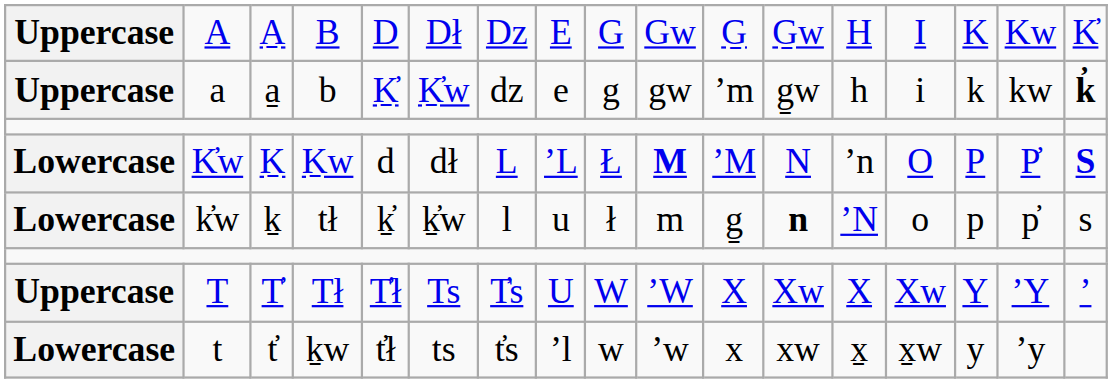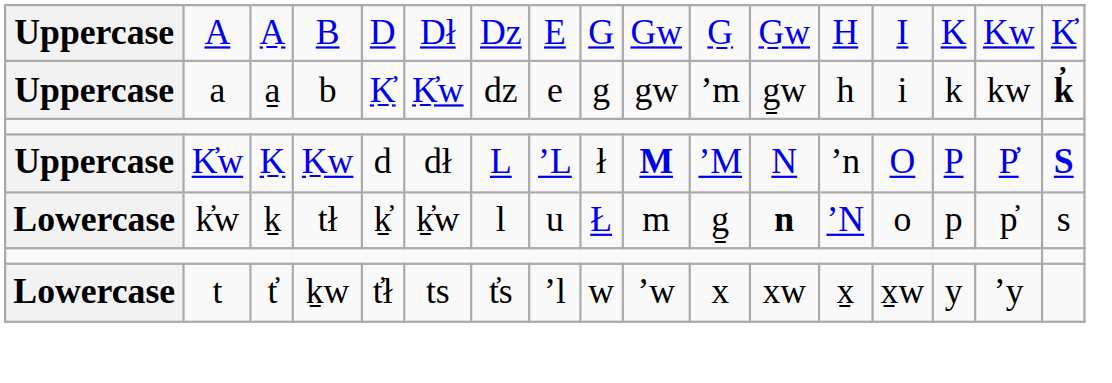(94, 162) Lowercase -> (94, 162) Uppercase
(611, 162) Ł -> (601, 162) ł
(611, 218) ł -> (601, 218) Ł
- row: (217, 292)
